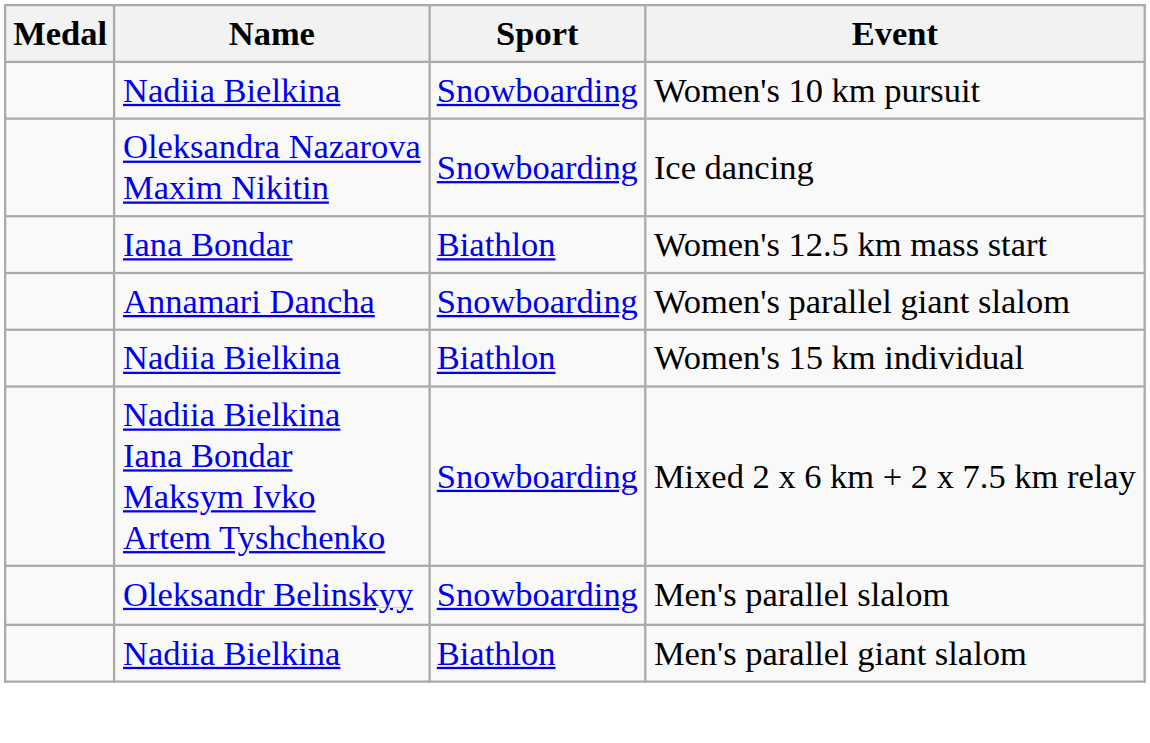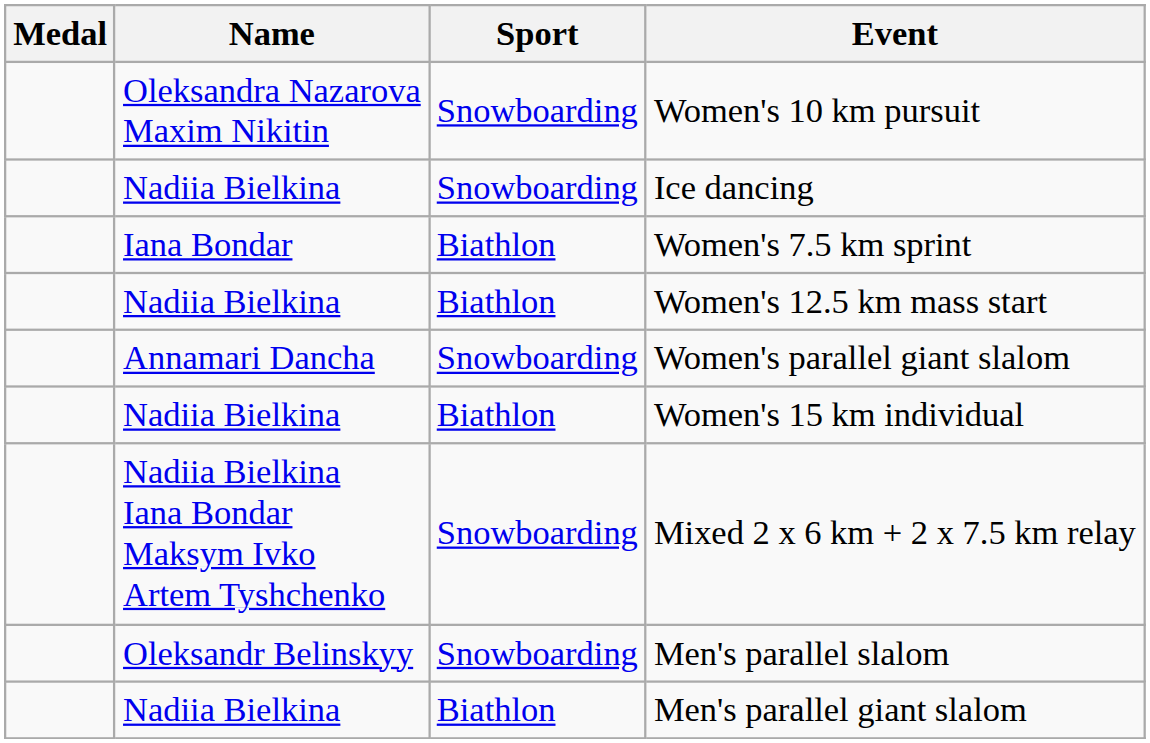(232, 90) Nadiia Bielkina -> (272, 110) Oleksandra Nazarova Maxim Nikitin
(272, 167) Oleksandra Nazarova Maxim Nikitin -> (232, 187) Nadiia Bielkina
+ row: (813, 244)
(208, 244) Iana Bondar -> (232, 301) Nadiia Bielkina
